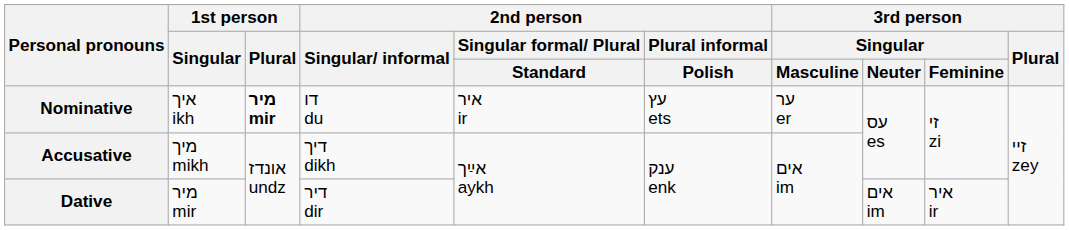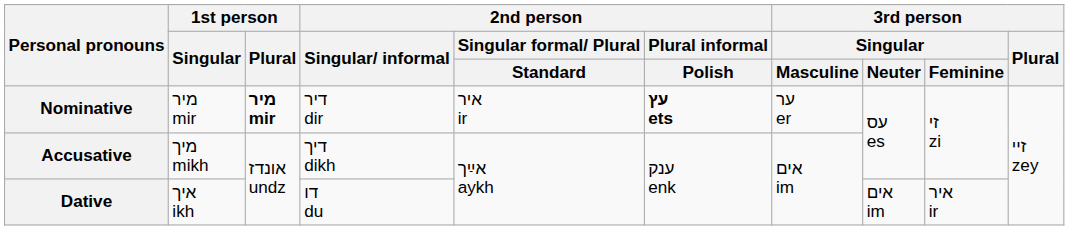(184, 109) איך ikh -> (185, 109) מיר mir
(314, 109) דו du -> (316, 109) דיר dir
(660, 109) normal -> (661, 109) bold
(185, 201) מיר mir -> (184, 201) איך ikh
(316, 201) דיר dir -> (314, 201) דו du
